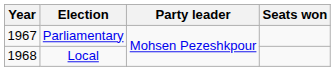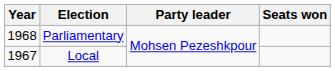(22, 36) 1967 -> (22, 36) 1968
(22, 57) 1968 -> (22, 57) 1967
